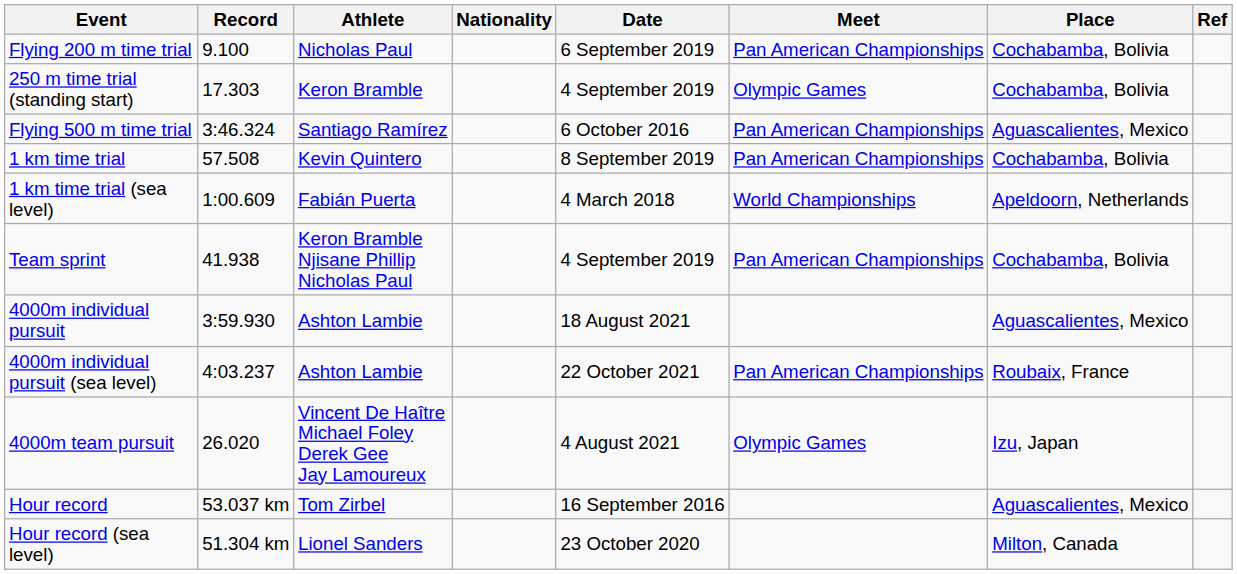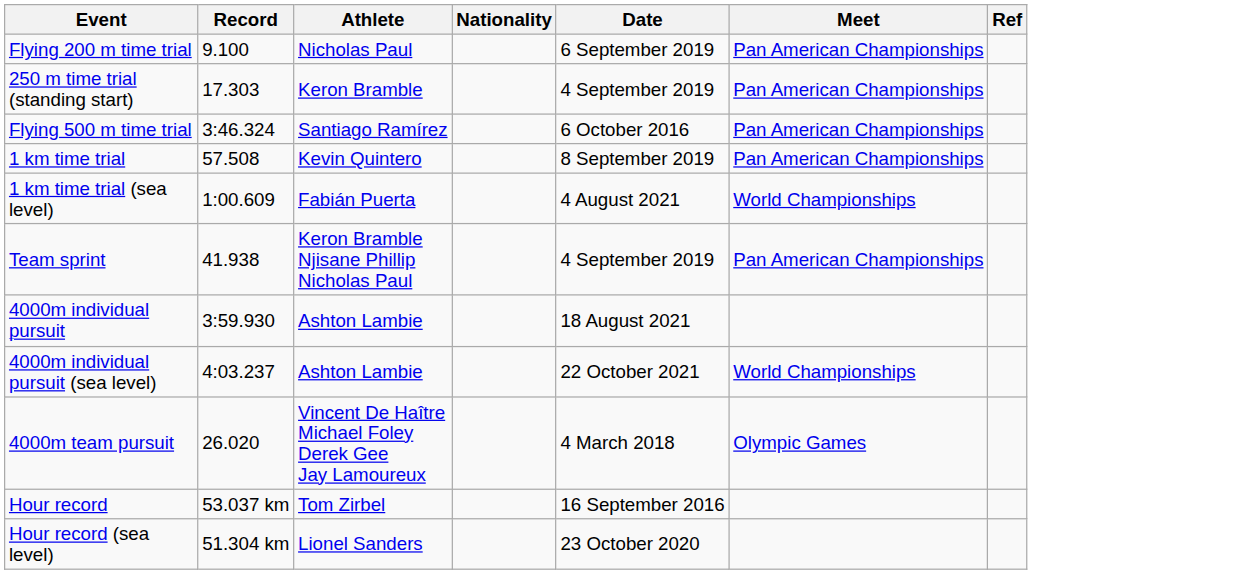- column: (1090, 20)
(800, 89) Olympic Games -> (858, 89) Pan American Championships
(618, 199) 4 March 2018 -> (620, 199) 4 August 2021
(858, 371) Pan American Championships -> (824, 371) World Championships
(620, 443) 4 August 2021 -> (618, 443) 4 March 2018
